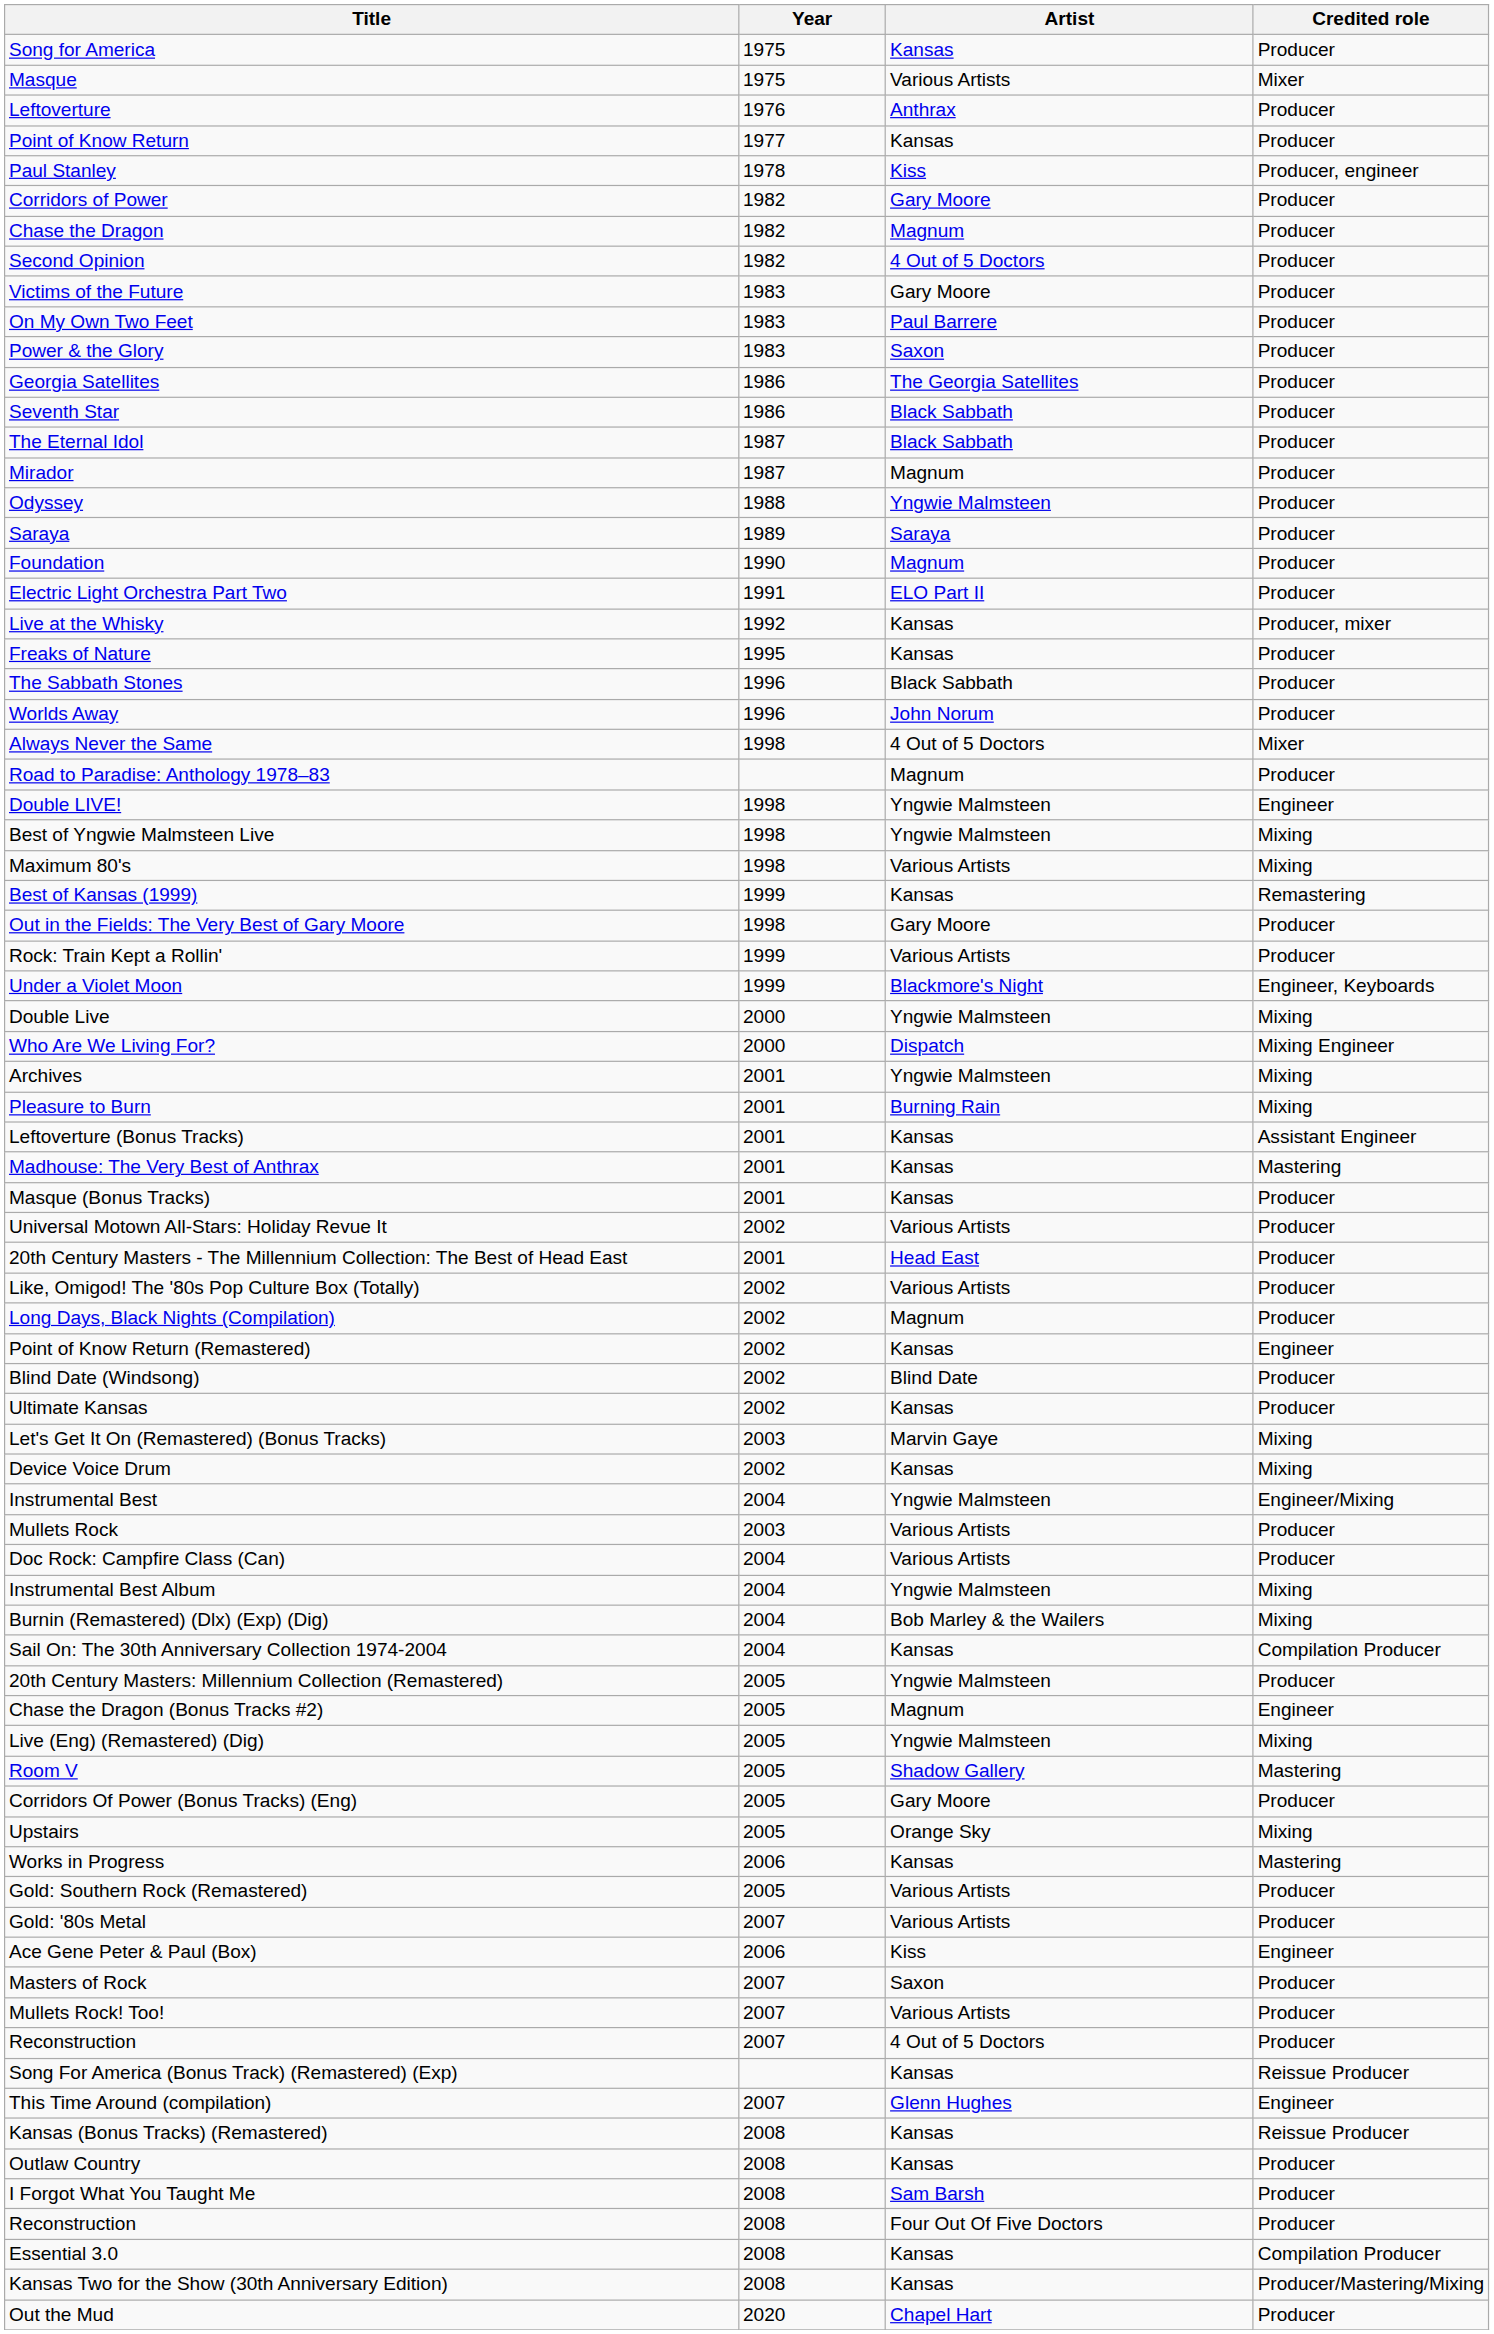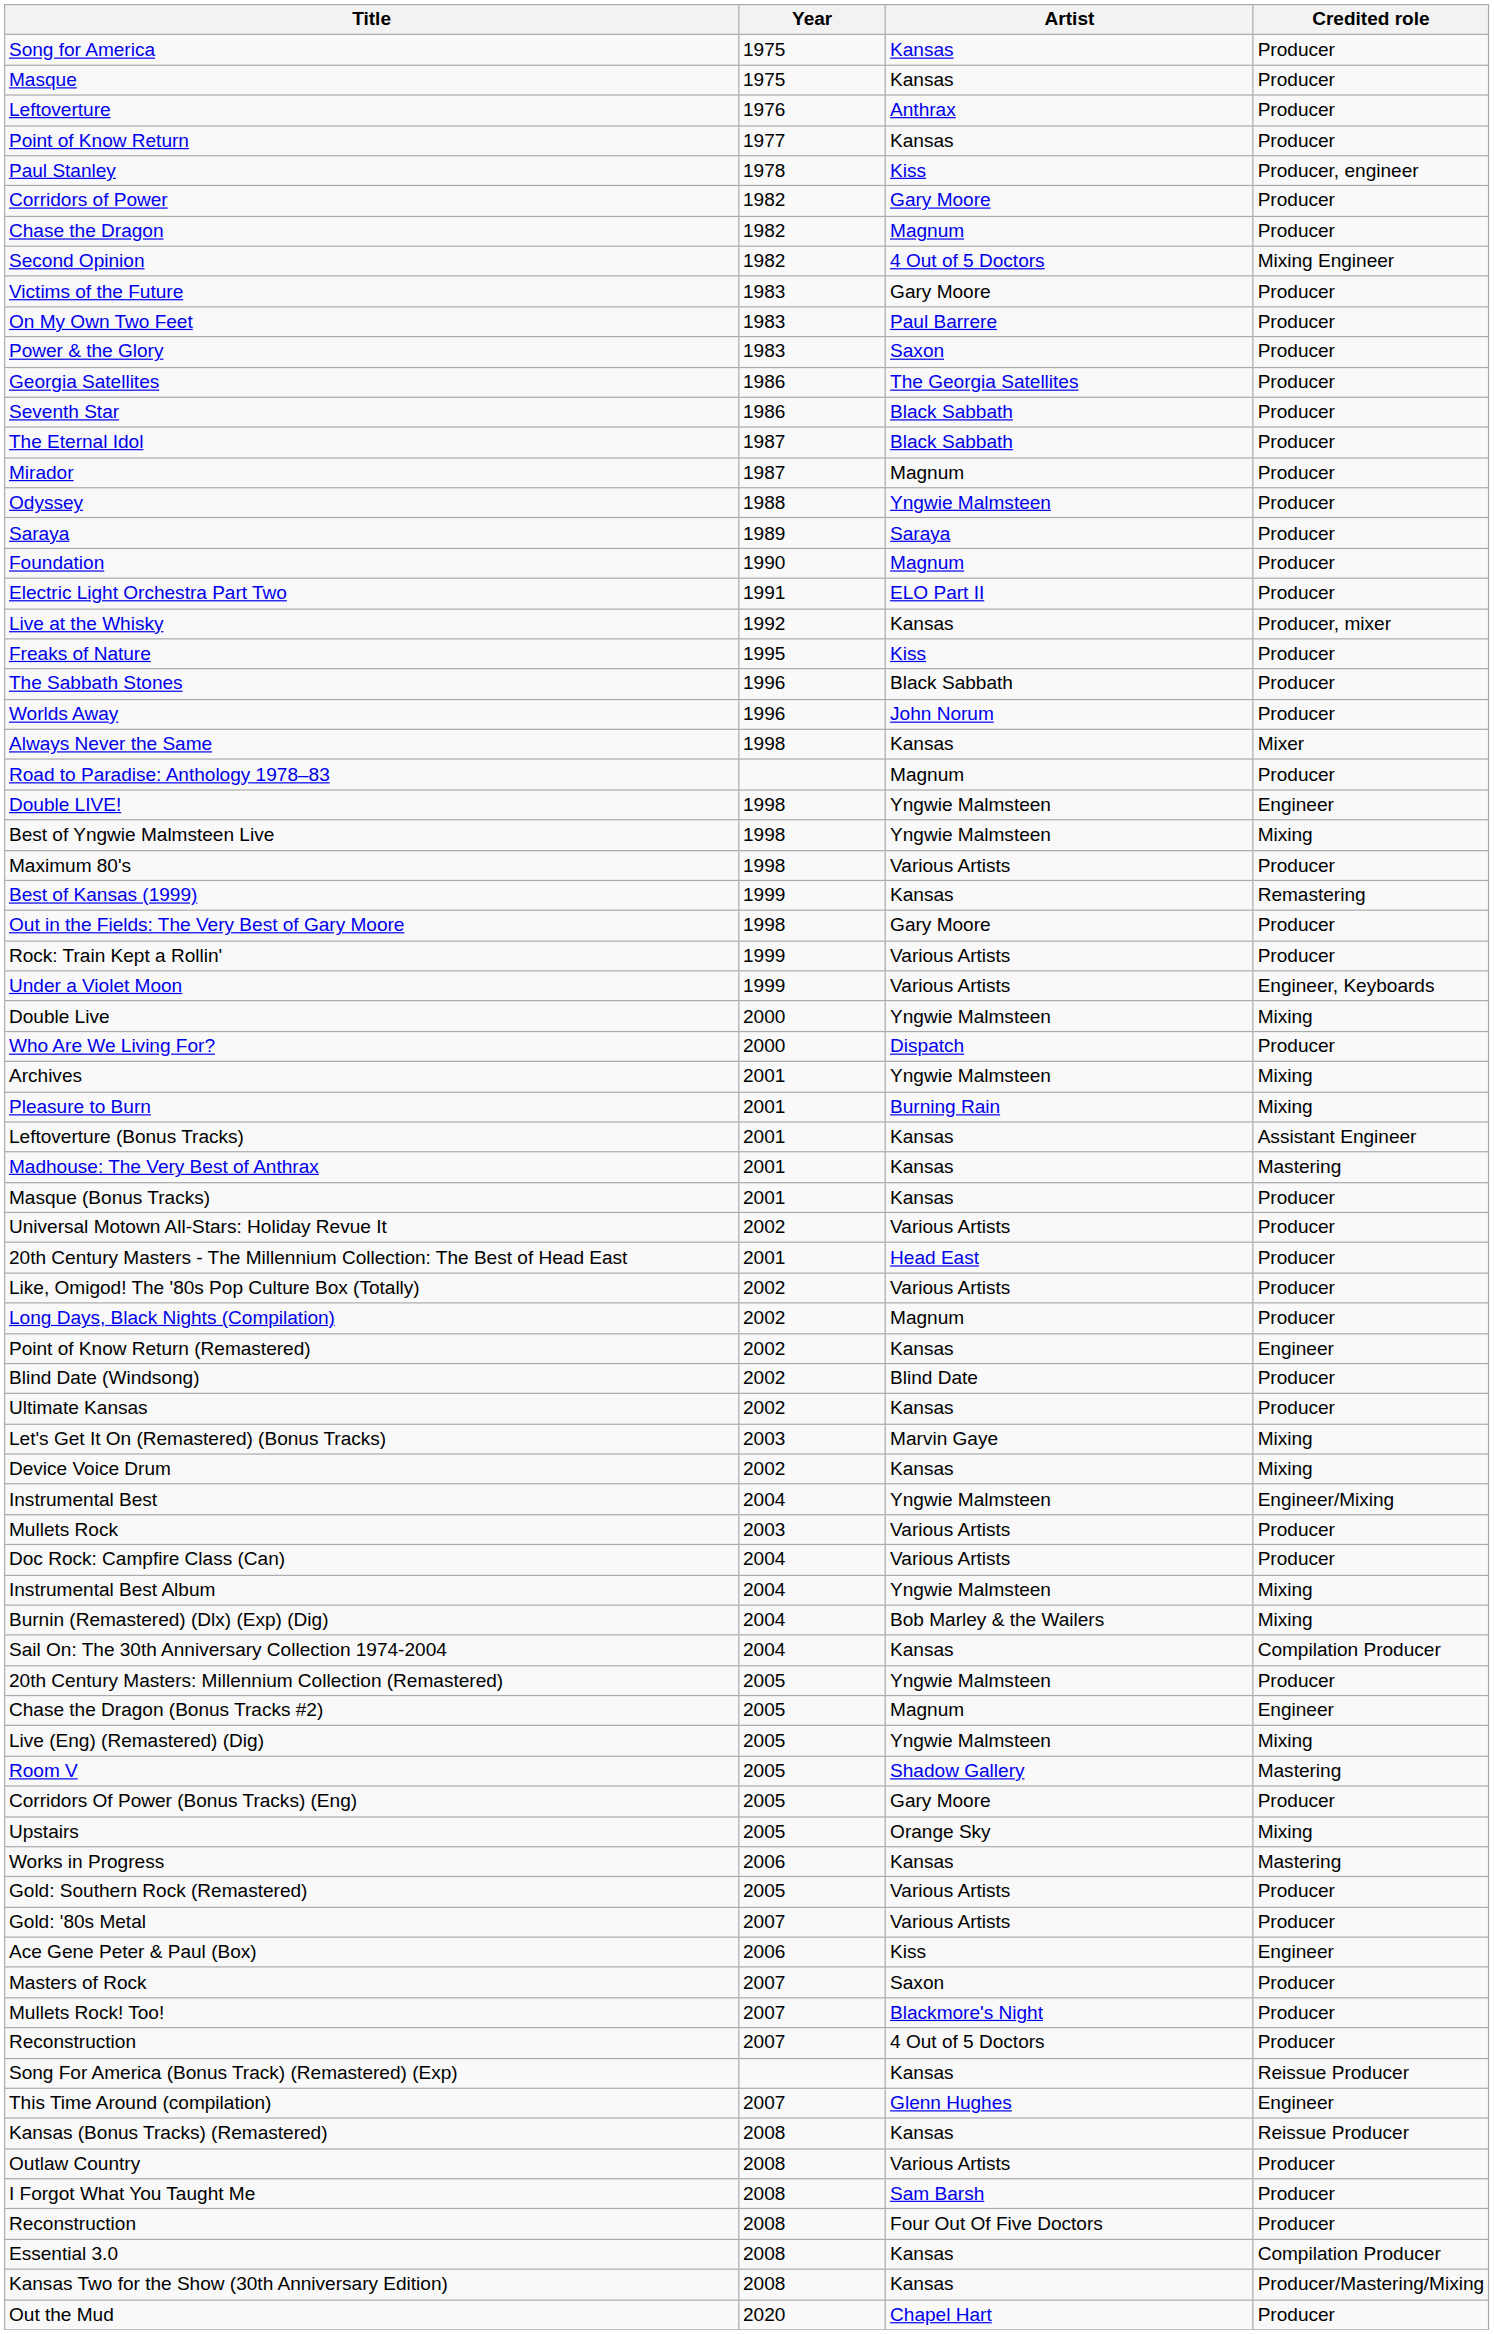(950, 79) Various Artists -> (922, 79) Kansas
(1281, 79) Mixer -> (1296, 79) Producer
(1296, 261) Producer -> (1326, 261) Mixing Engineer
(922, 653) Kansas -> (908, 653) Kiss
(967, 744) 4 Out of 5 Doctors -> (922, 744) Kansas
(1285, 865) Mixing -> (1296, 865) Producer
(967, 985) Blackmore's Night -> (950, 985) Various Artists
(1326, 1046) Mixing Engineer -> (1296, 1046) Producer
(950, 2012) Various Artists -> (967, 2012) Blackmore's Night
(922, 2163) Kansas -> (950, 2163) Various Artists
